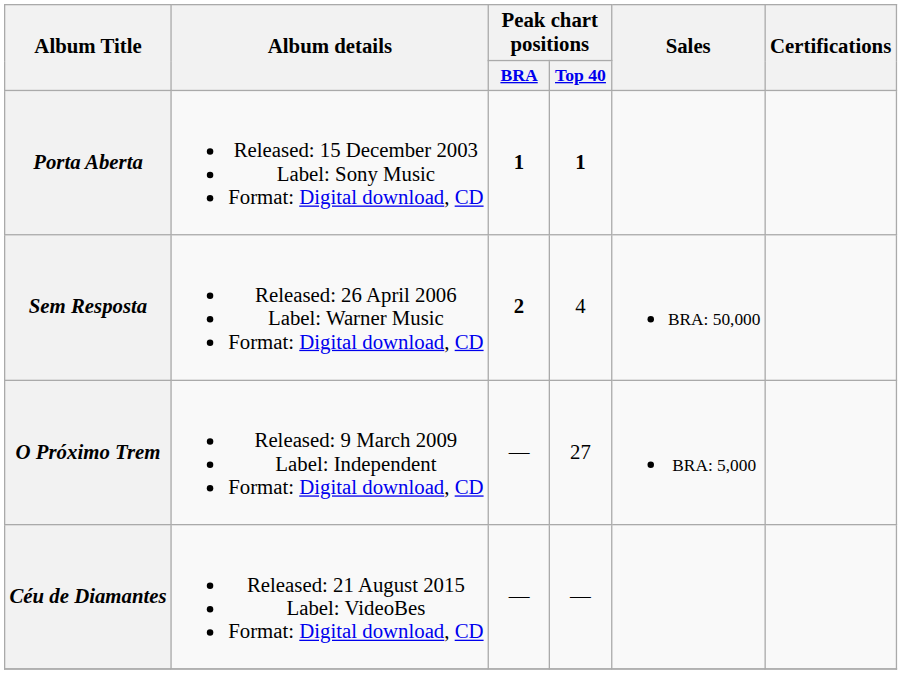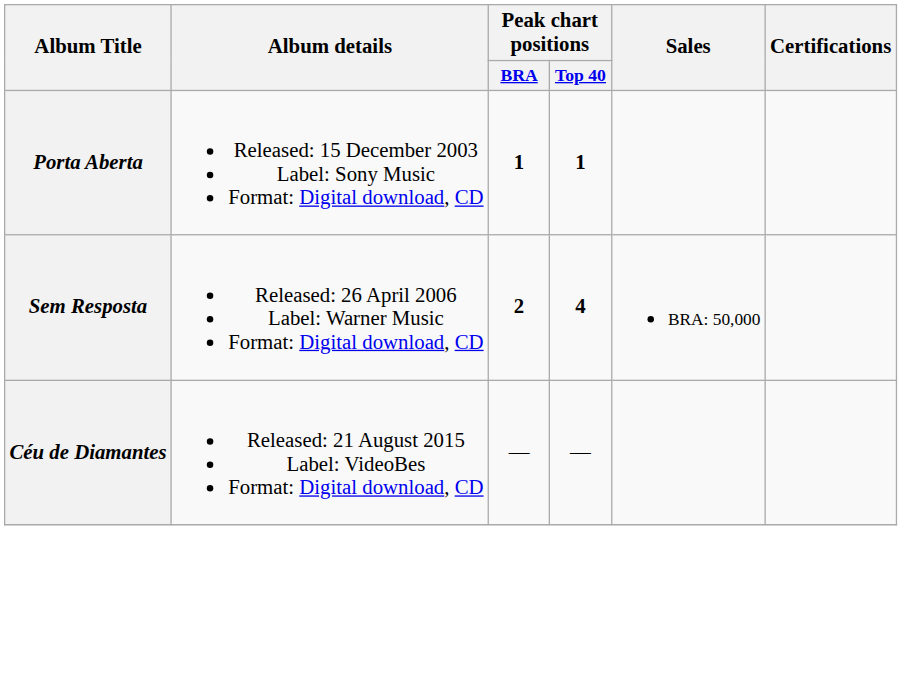(580, 307) normal -> (580, 307) bold
- row: (88, 452)
